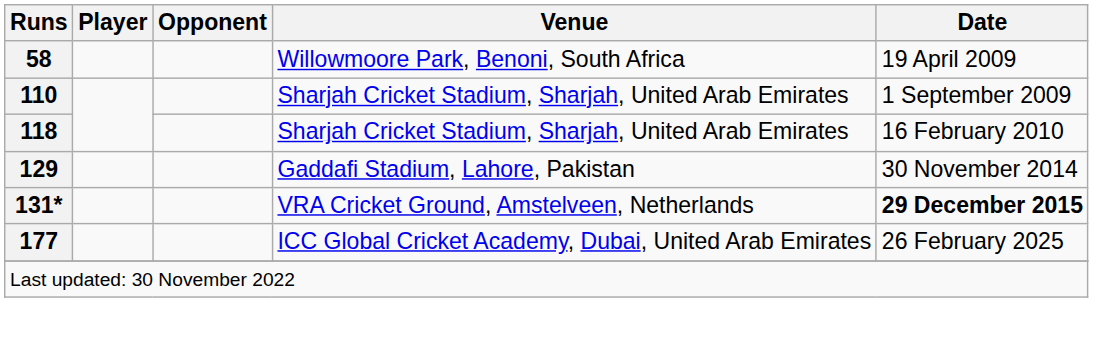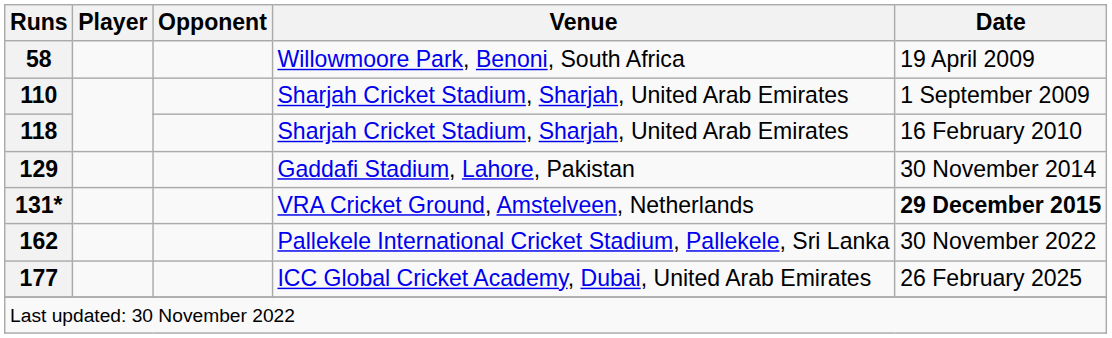+ row: (39, 242)
